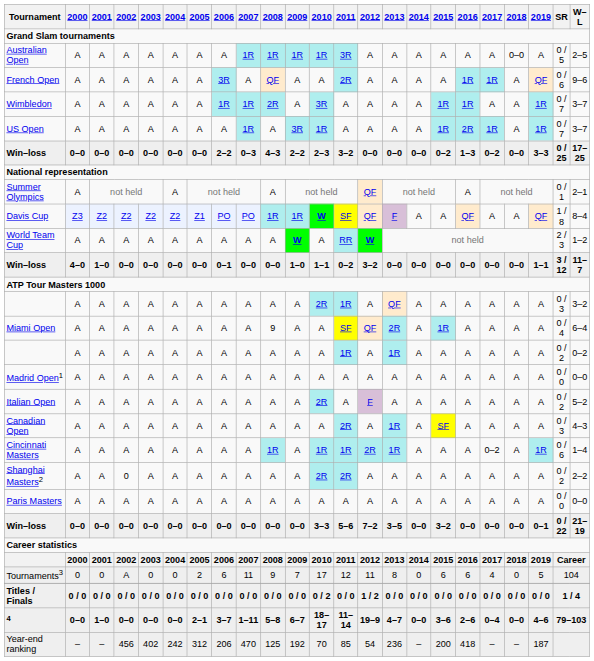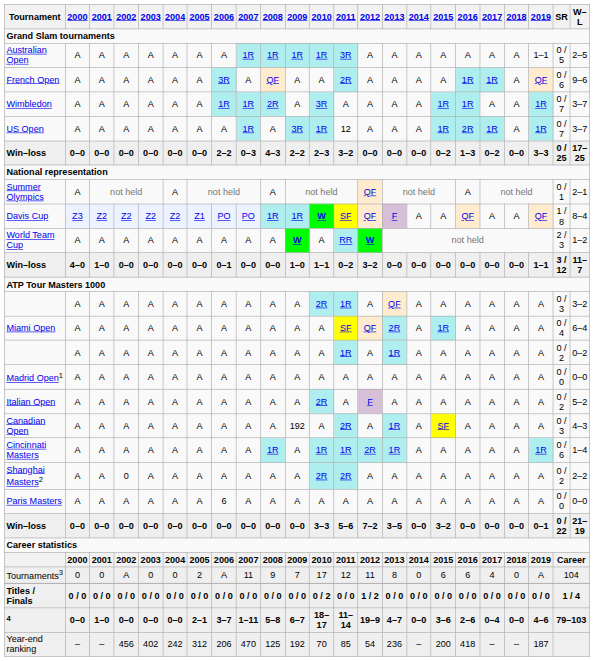(517, 56) 0–0 -> (517, 56) A
(541, 56) A -> (541, 56) 1–1
(346, 129) A -> (346, 129) 12
(273, 328) 9 -> (273, 328) A
(297, 426) A -> (297, 426) 192
(492, 451) 0–2 -> (492, 451) A
(224, 502) A -> (224, 502) 6
(224, 575) 6 -> (224, 575) A
(541, 575) 5 -> (541, 575) A
